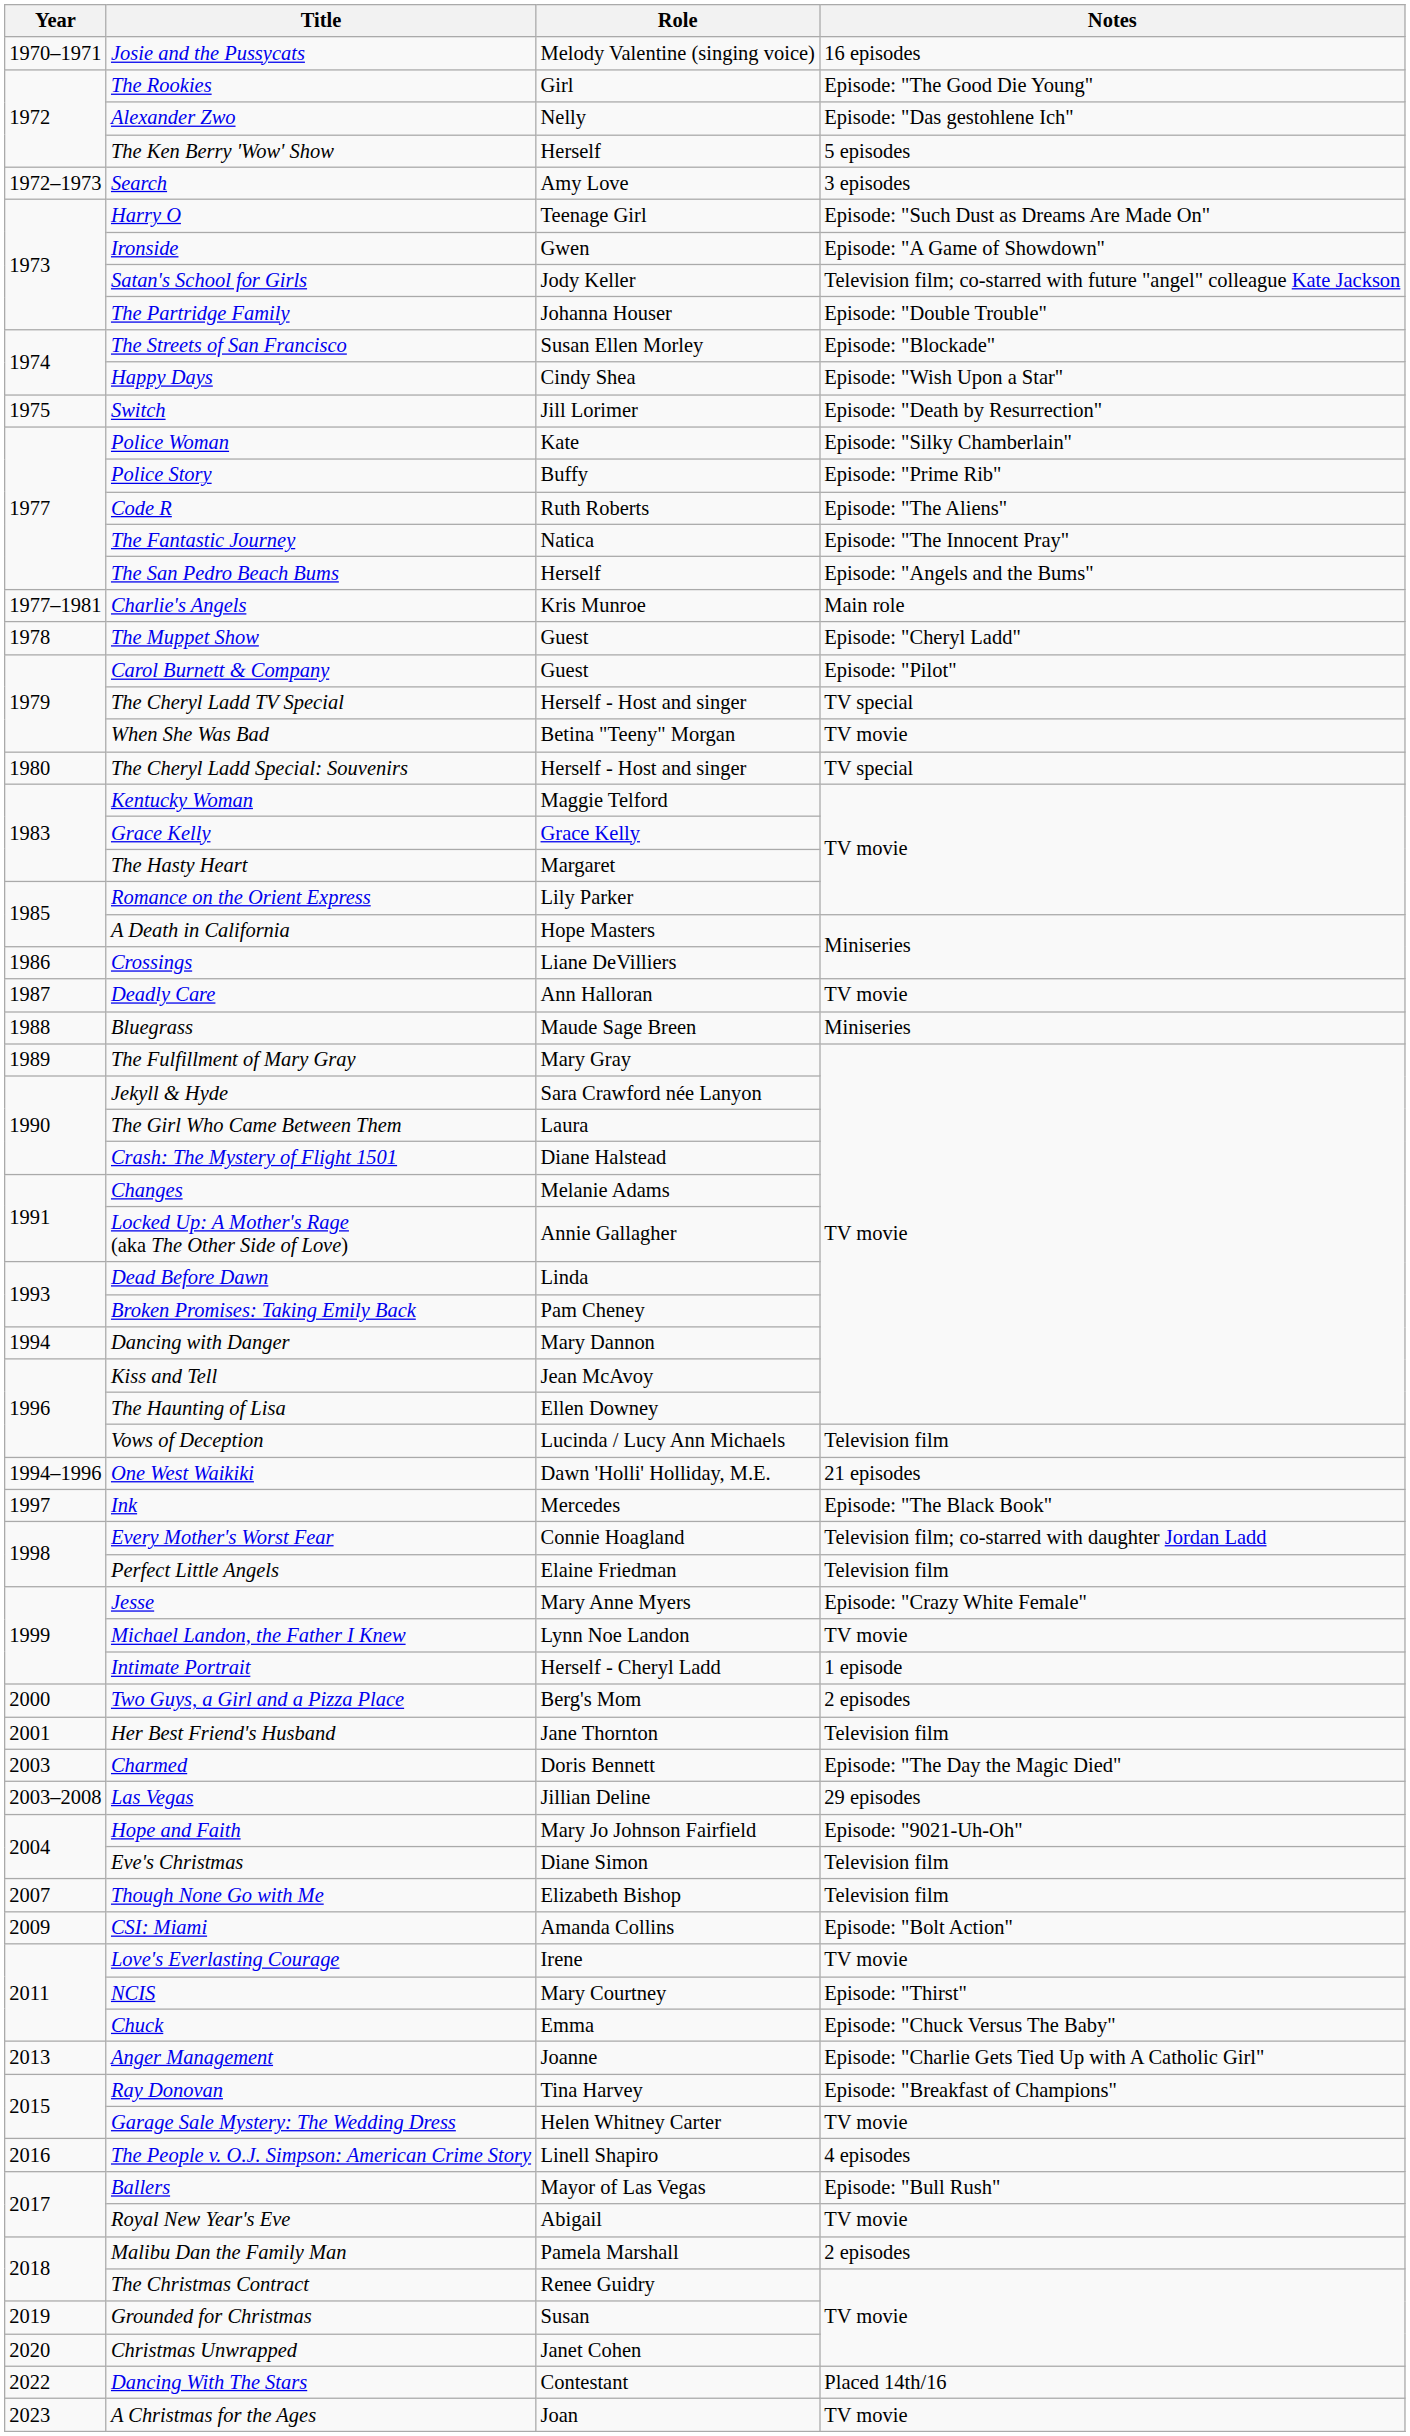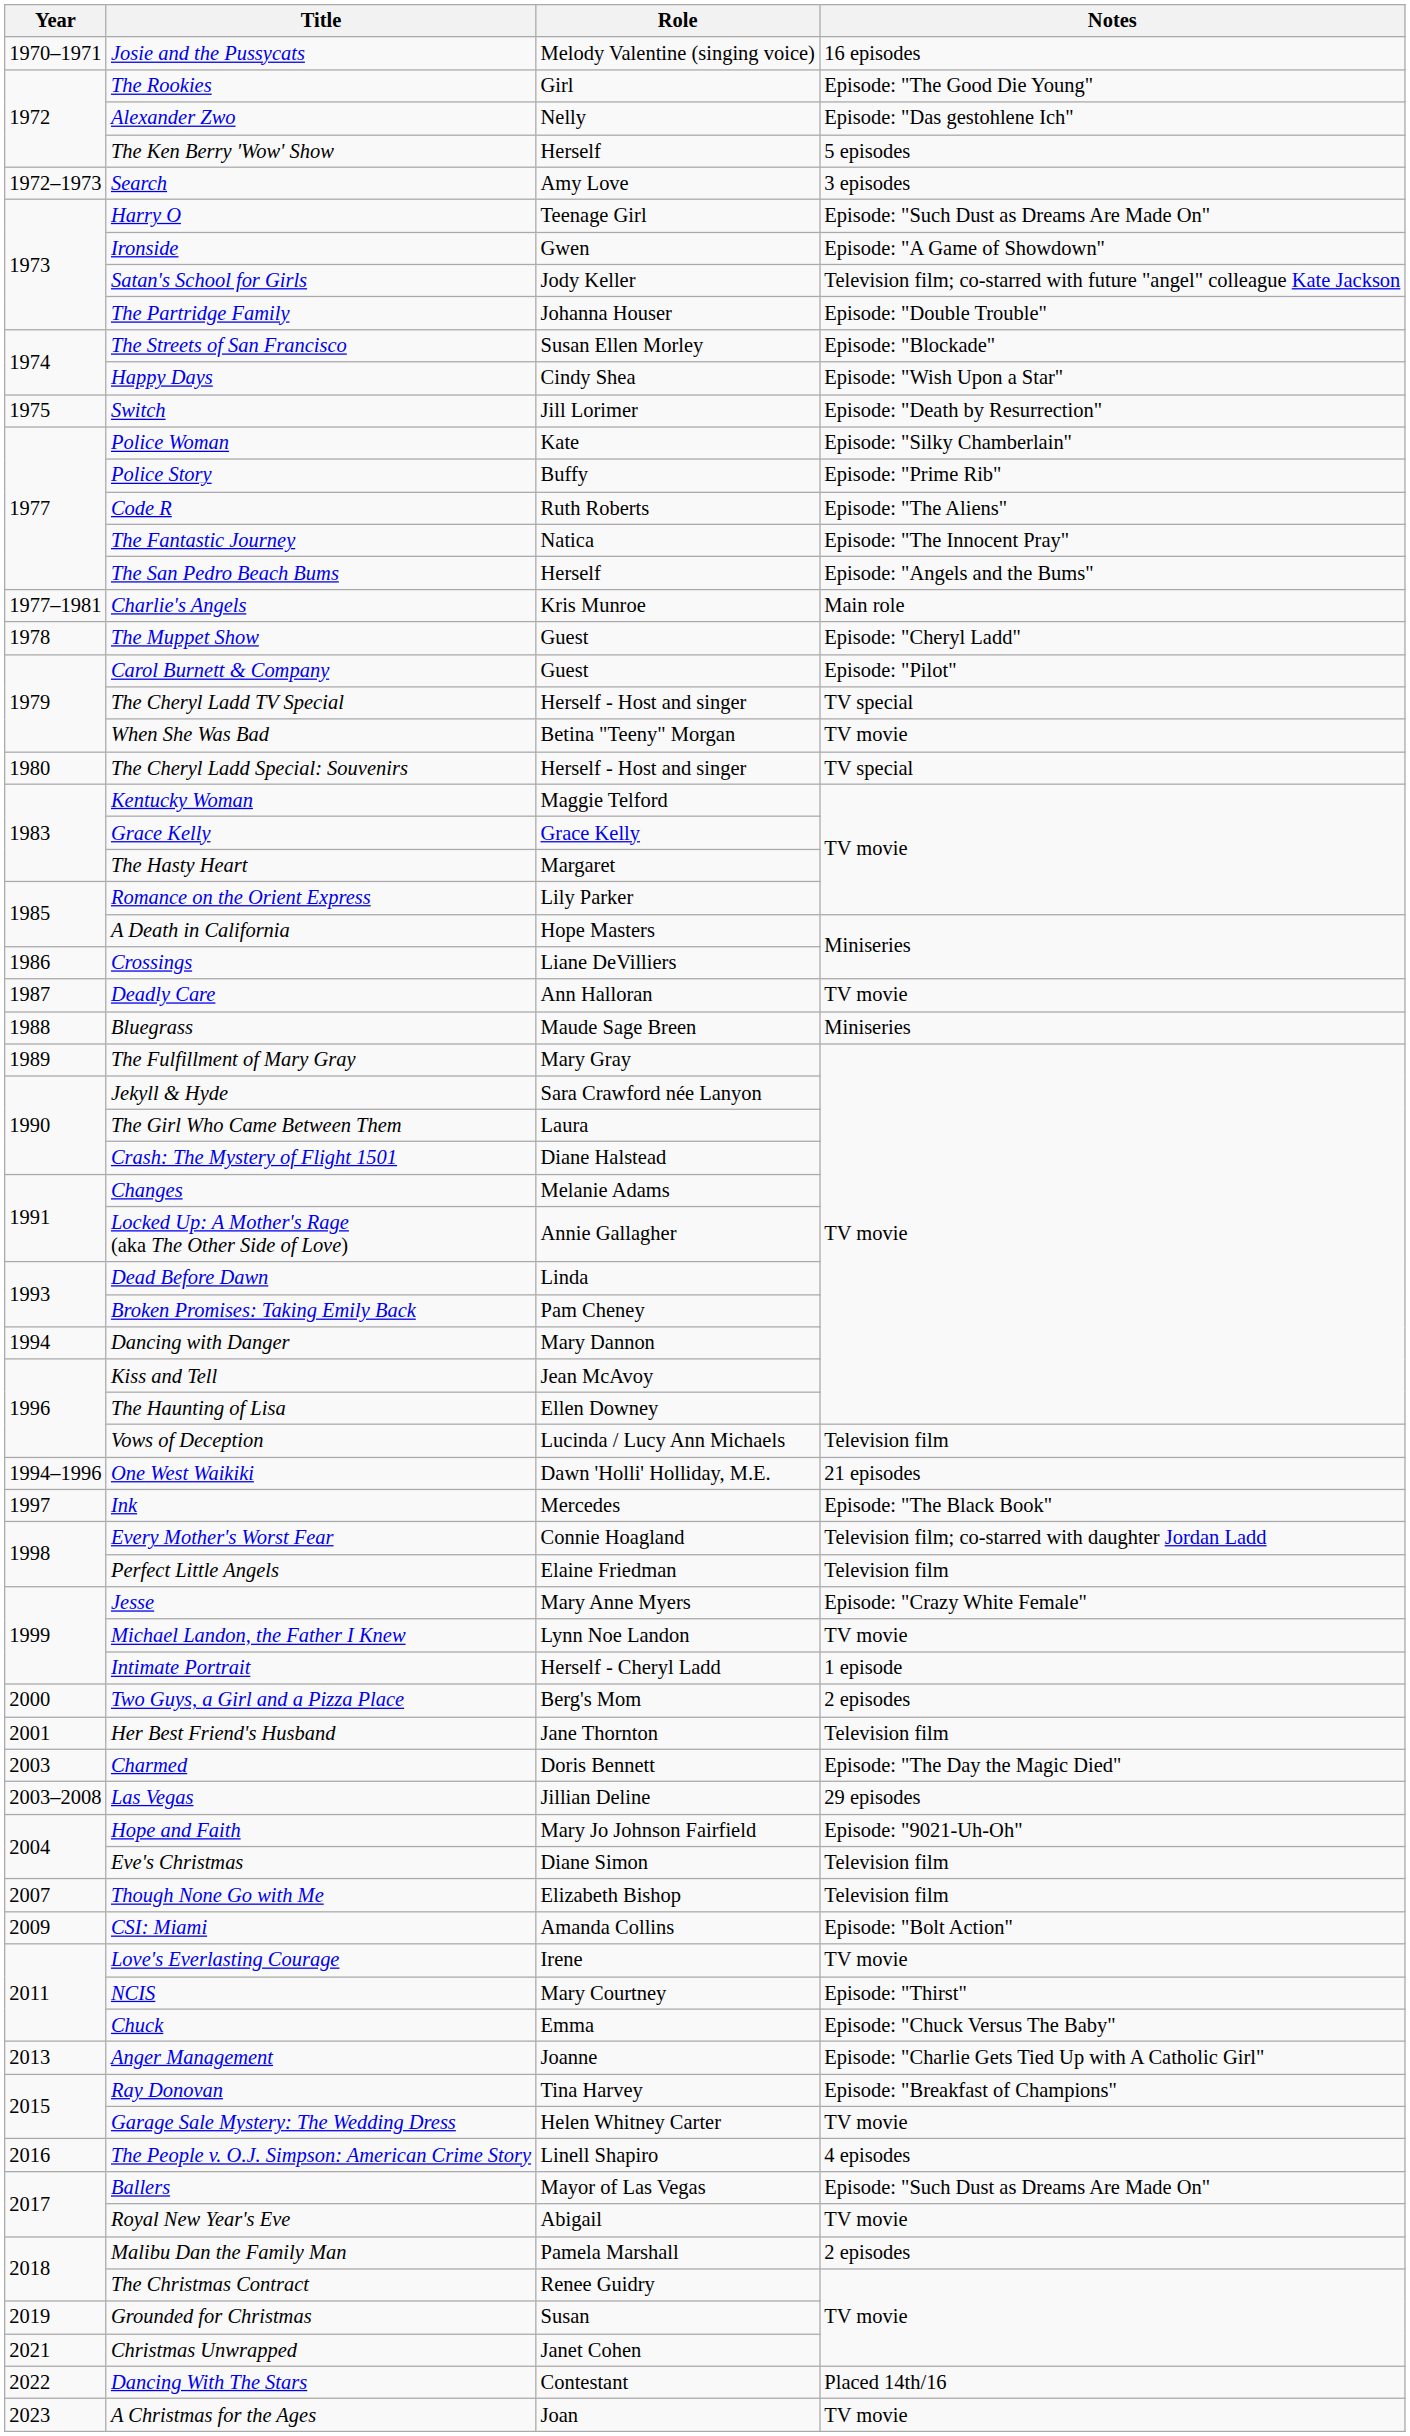(912, 2187) Episode: "Bull Rush" -> (1017, 2187) Episode: "Such Dust as Dreams Are Made On"
(30, 2349) 2020 -> (30, 2349) 2021
